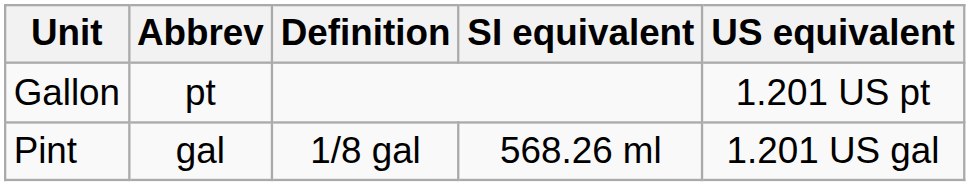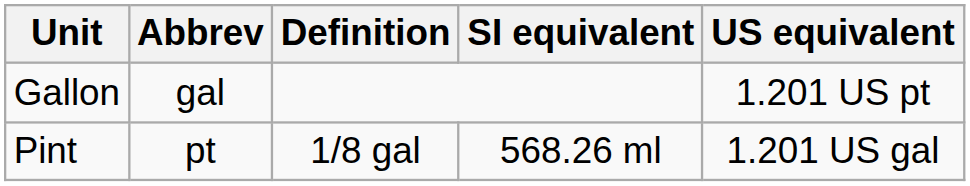(200, 92) pt -> (200, 92) gal
(200, 150) gal -> (200, 150) pt
